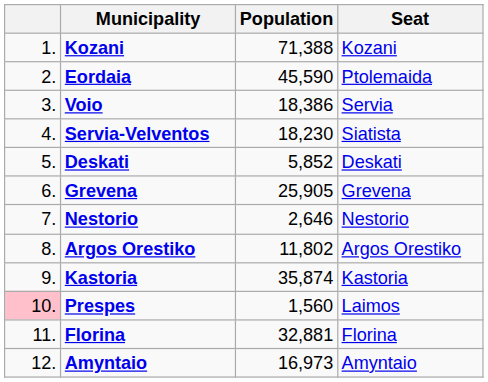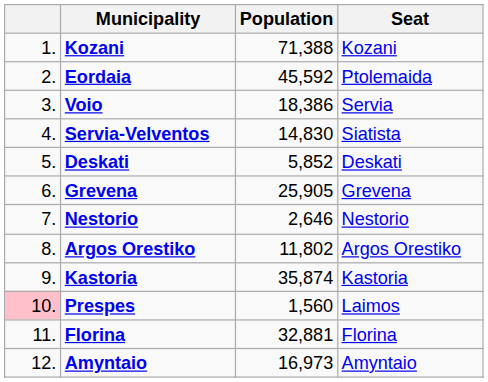(306, 76) 45,590 -> (306, 76) 45,592
(306, 134) 18,230 -> (306, 134) 14,830
